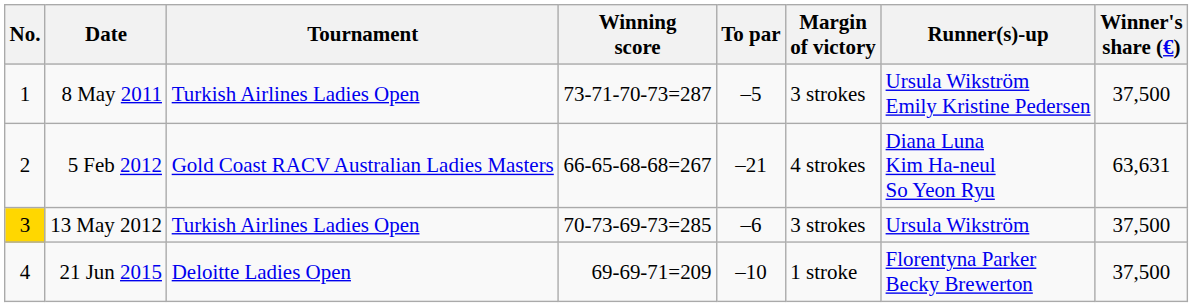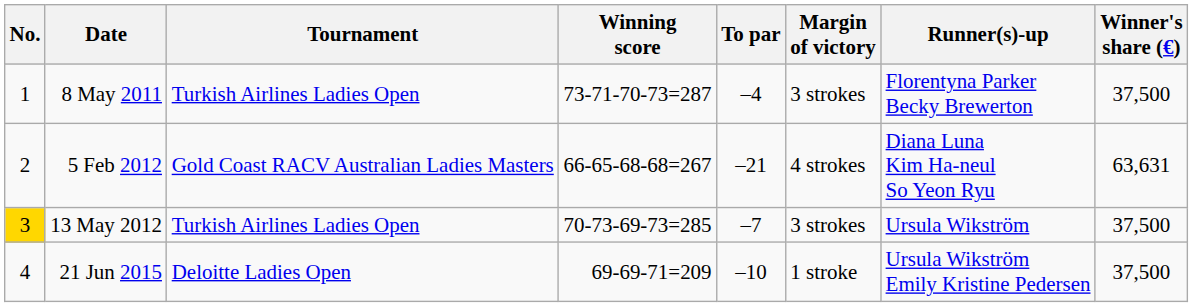(751, 93) –5 -> (751, 93) –4
(988, 93) Ursula Wikström Emily Kristine Pedersen -> (961, 93) Florentyna Parker Becky Brewerton
(751, 225) –6 -> (751, 225) –7
(961, 272) Florentyna Parker Becky Brewerton -> (988, 272) Ursula Wikström Emily Kristine Pedersen
